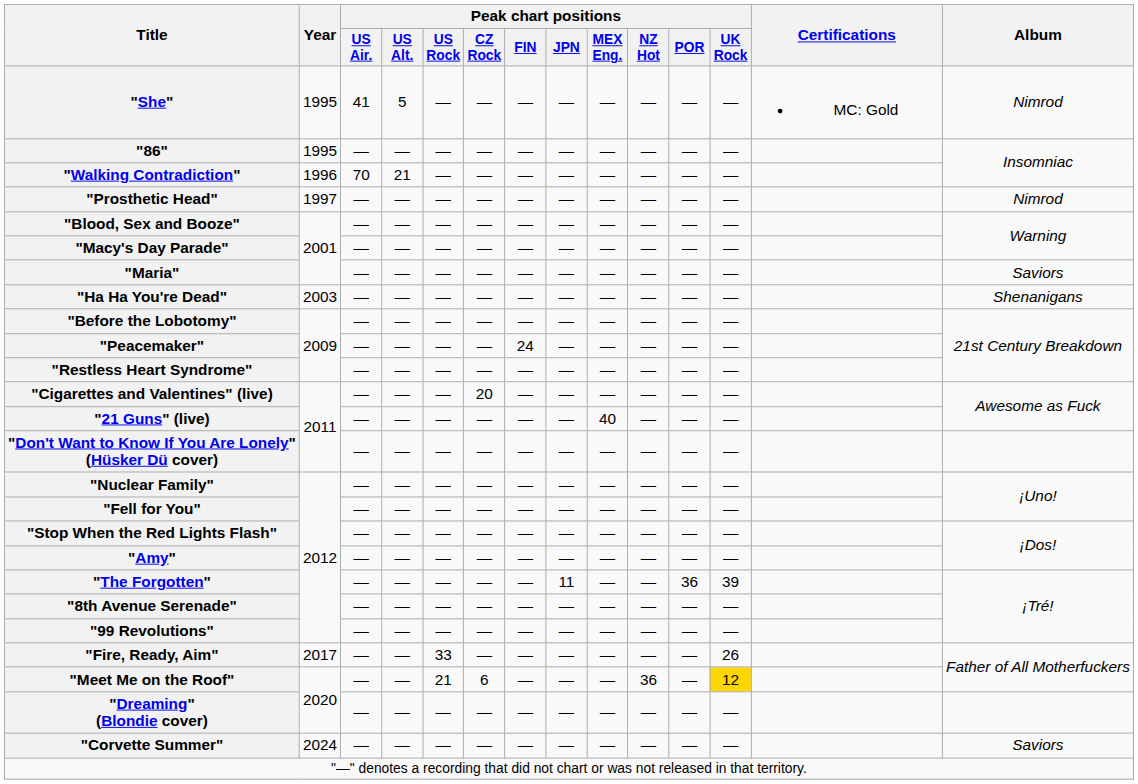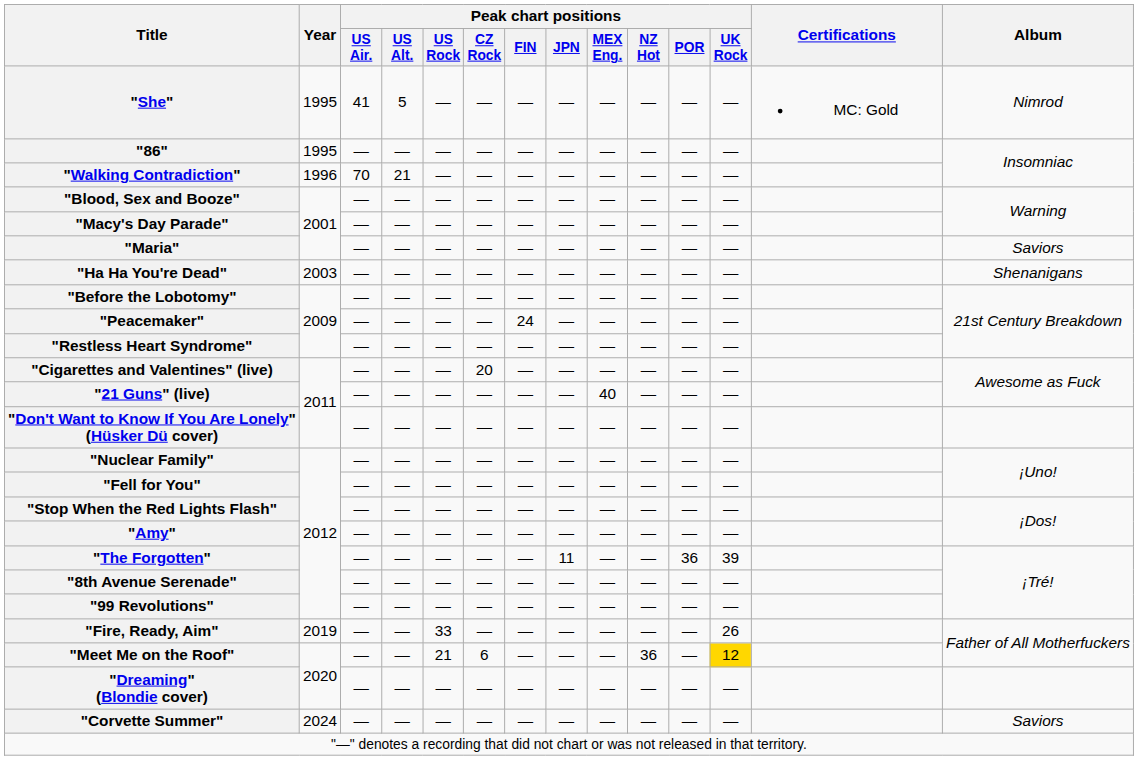- row: (152, 199)
(320, 655) 2017 -> (320, 630) 2019
